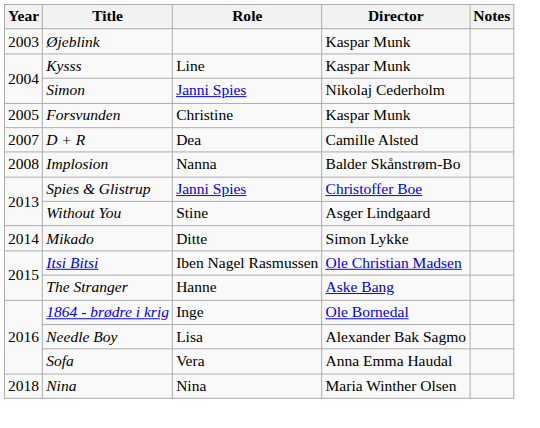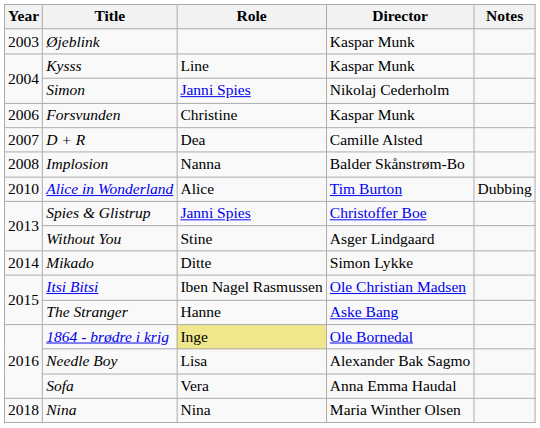(24, 115) 2005 -> (24, 115) 2006
+ row: (110, 189)
(190, 312) no background -> (194, 336) khaki background
